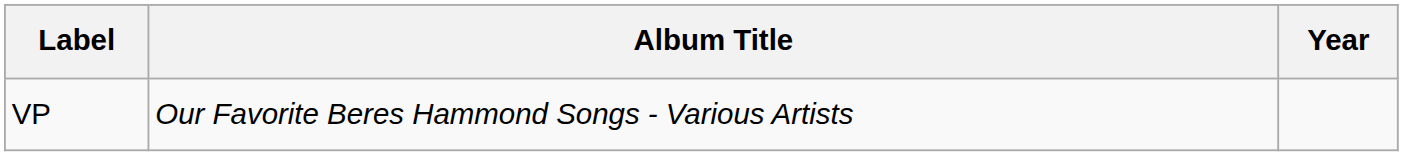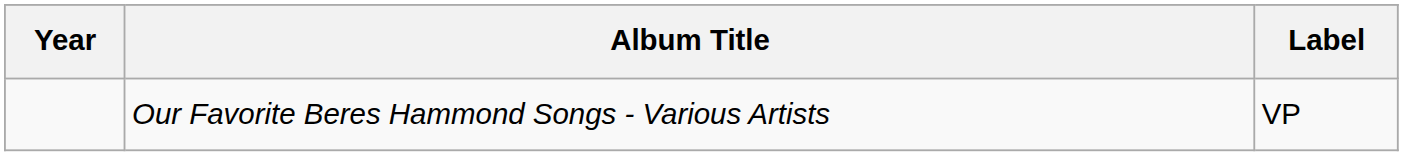columns swapped: (1338, 40) <-> (77, 40)
